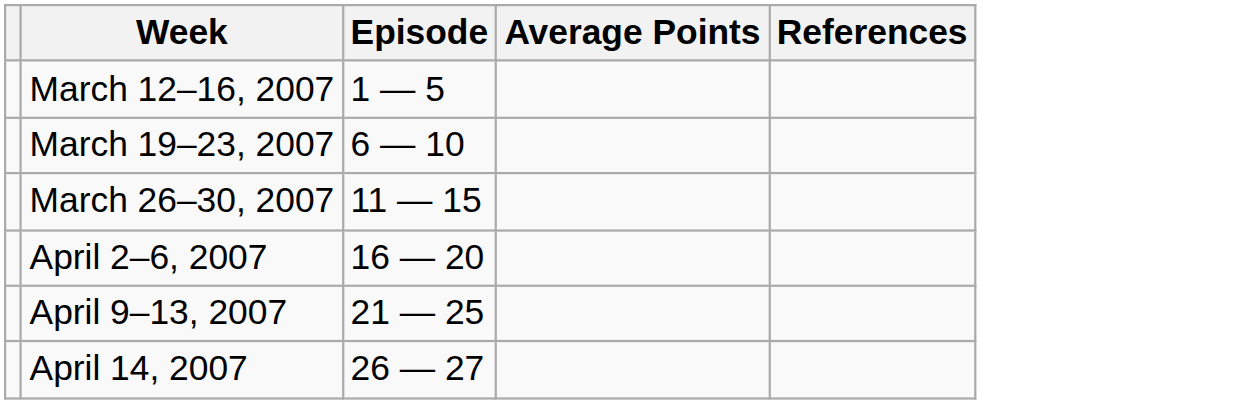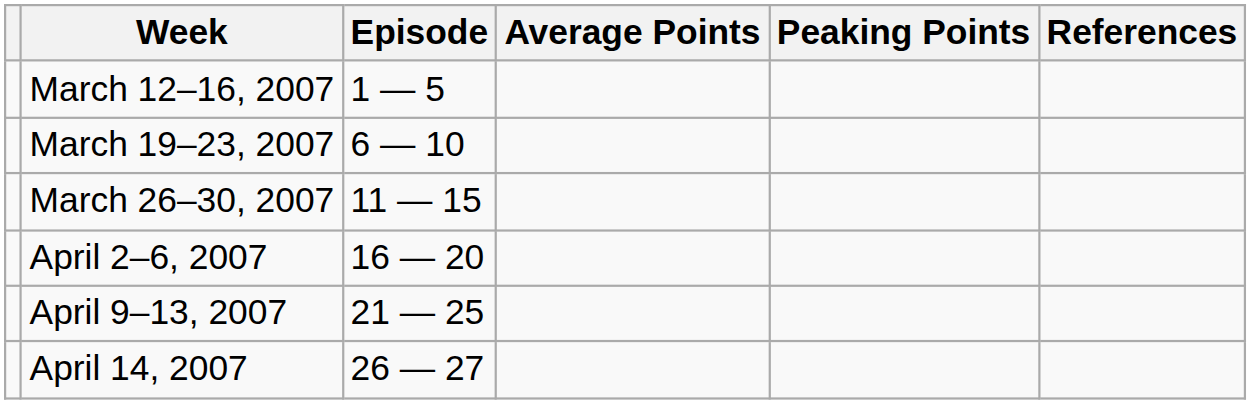+ column: (904, 32)
